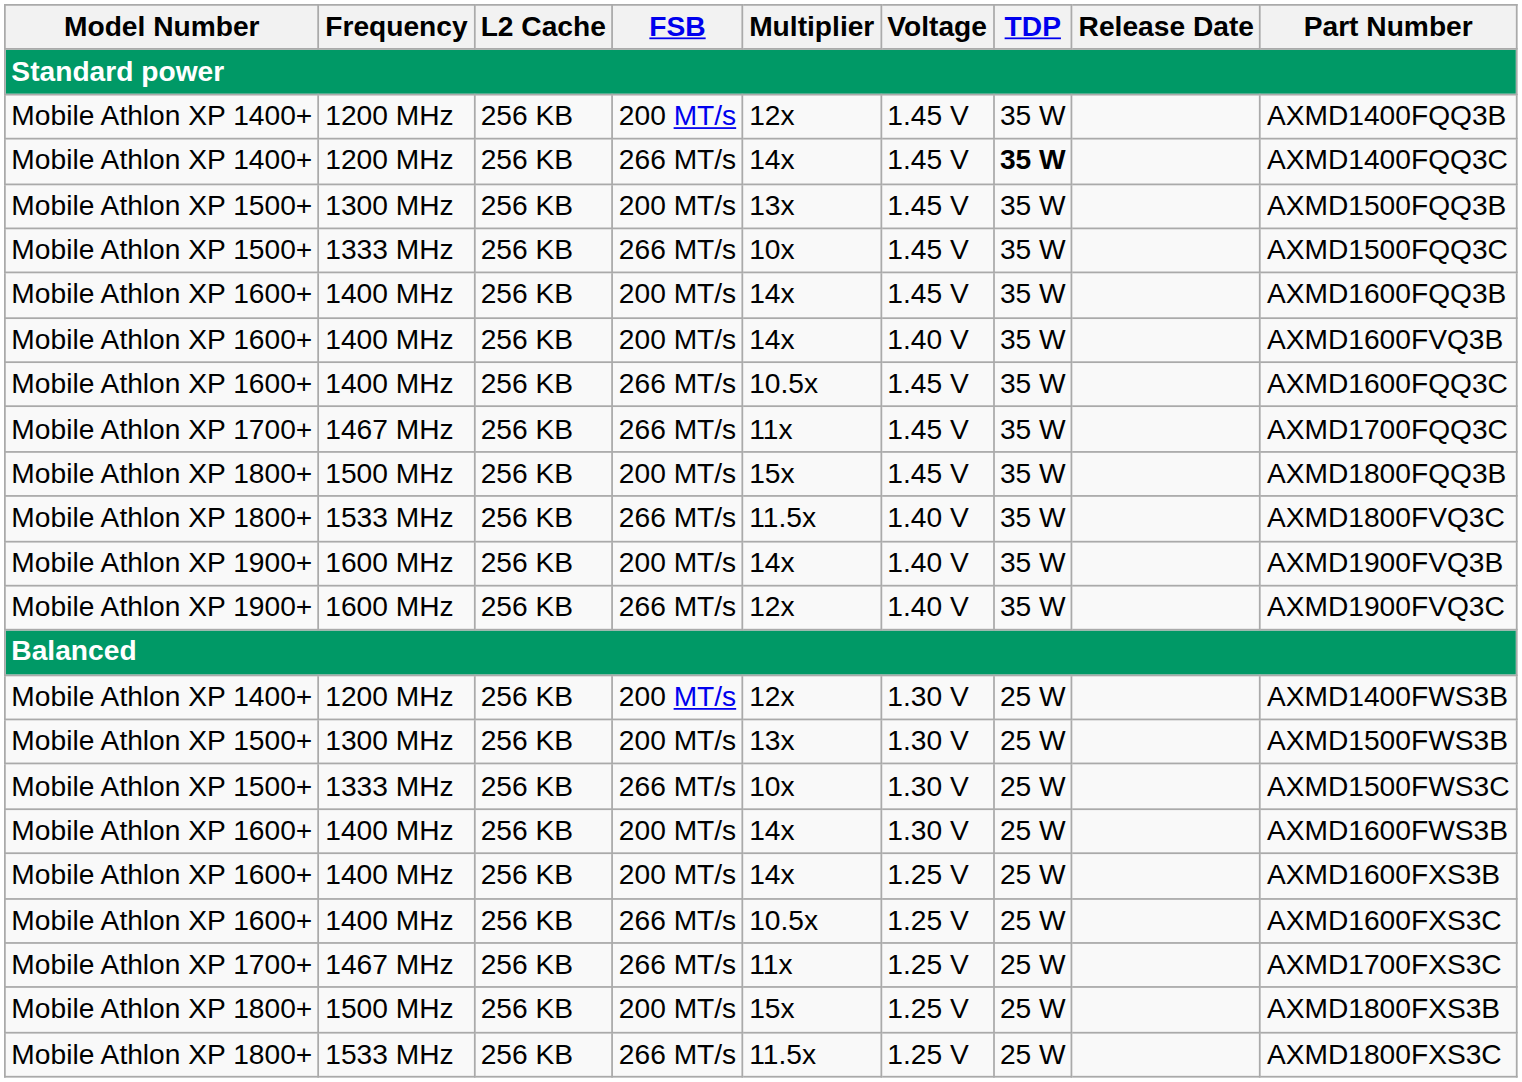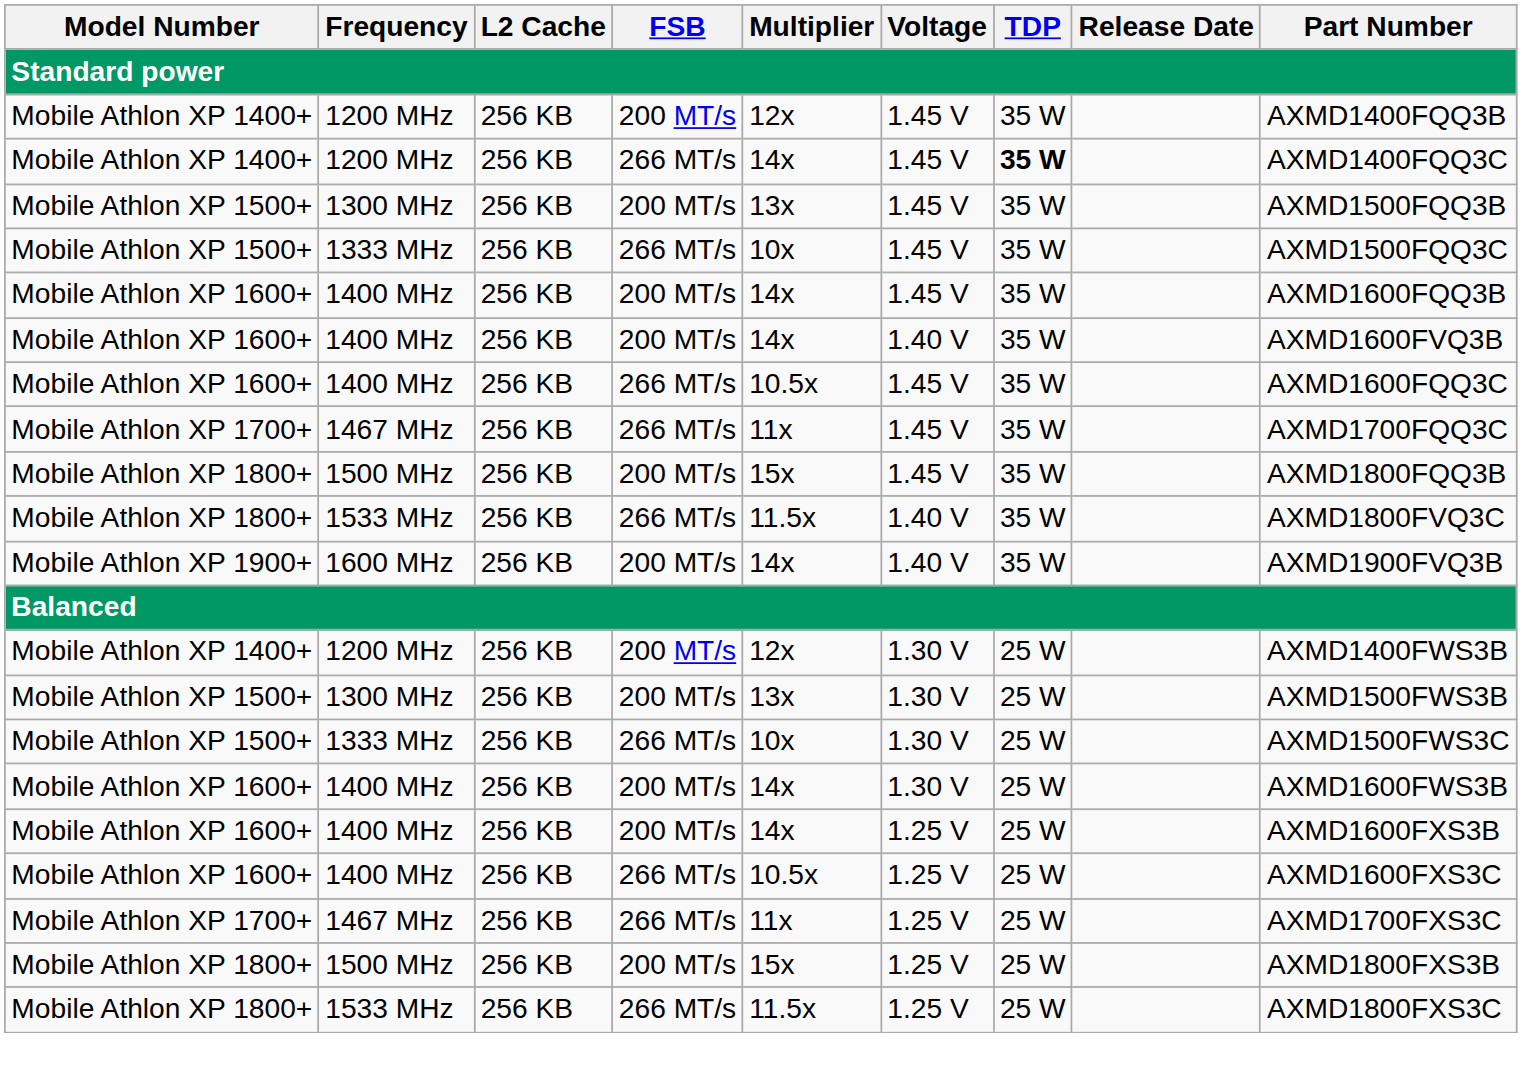- row: (389, 607)
